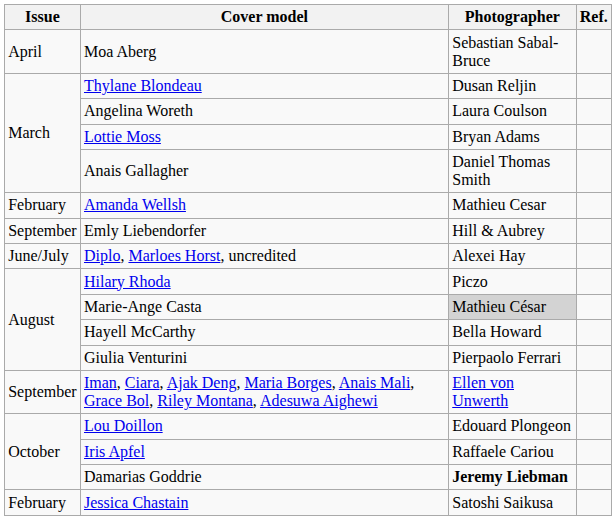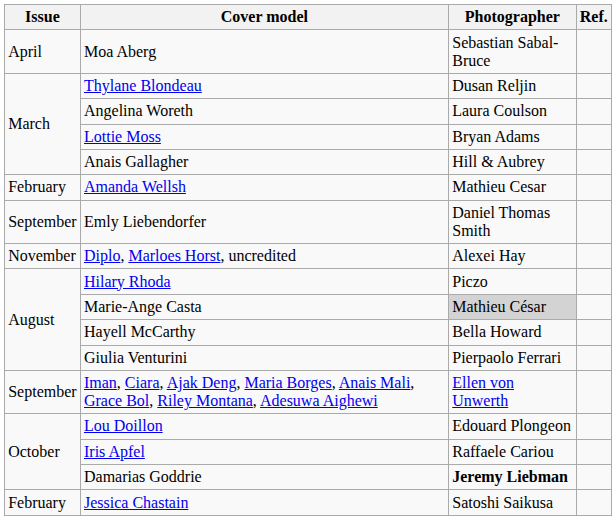(501, 171) Daniel Thomas Smith -> (498, 162) Hill & Aubrey
(498, 230) Hill & Aubrey -> (501, 221) Daniel Thomas Smith
(38, 256) June/July -> (42, 256) November
